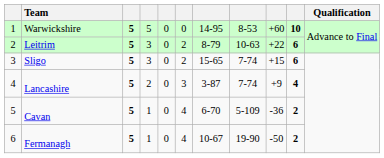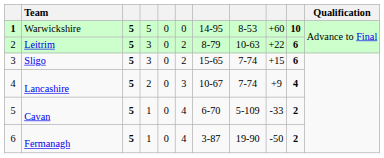(13, 28) normal -> (13, 28) bold
(211, 83) 3-87 -> (211, 83) 10-67
(276, 111) -36 -> (276, 111) -33
(211, 138) 10-67 -> (211, 138) 3-87
